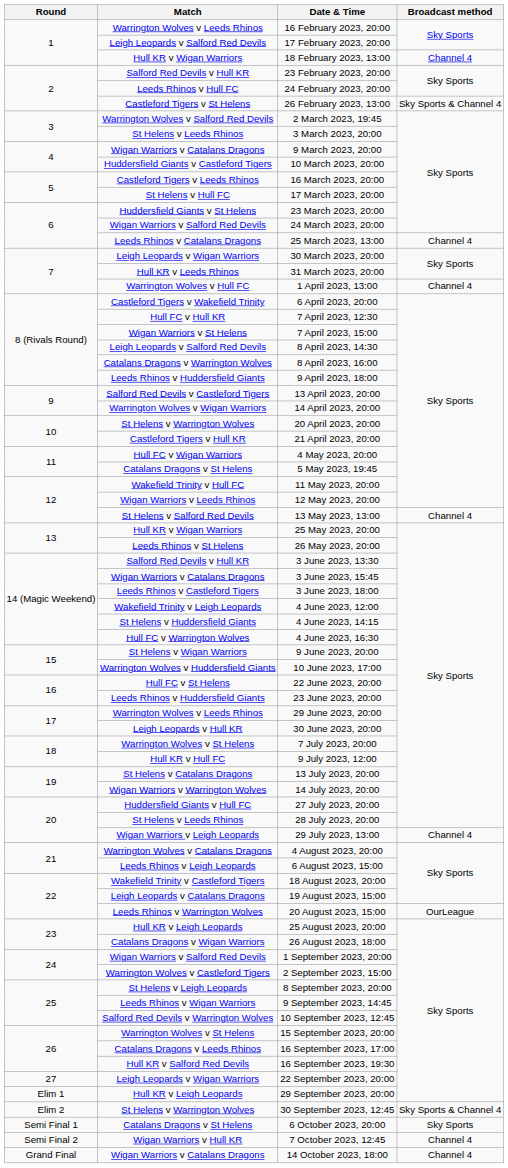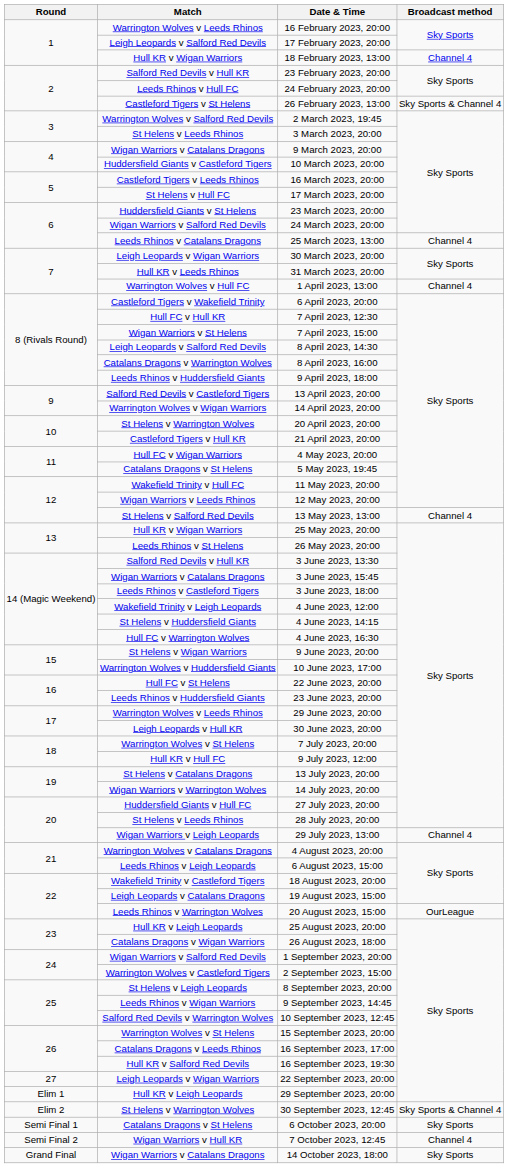(450, 1156) Channel 4 -> (450, 1156) Sky Sports
